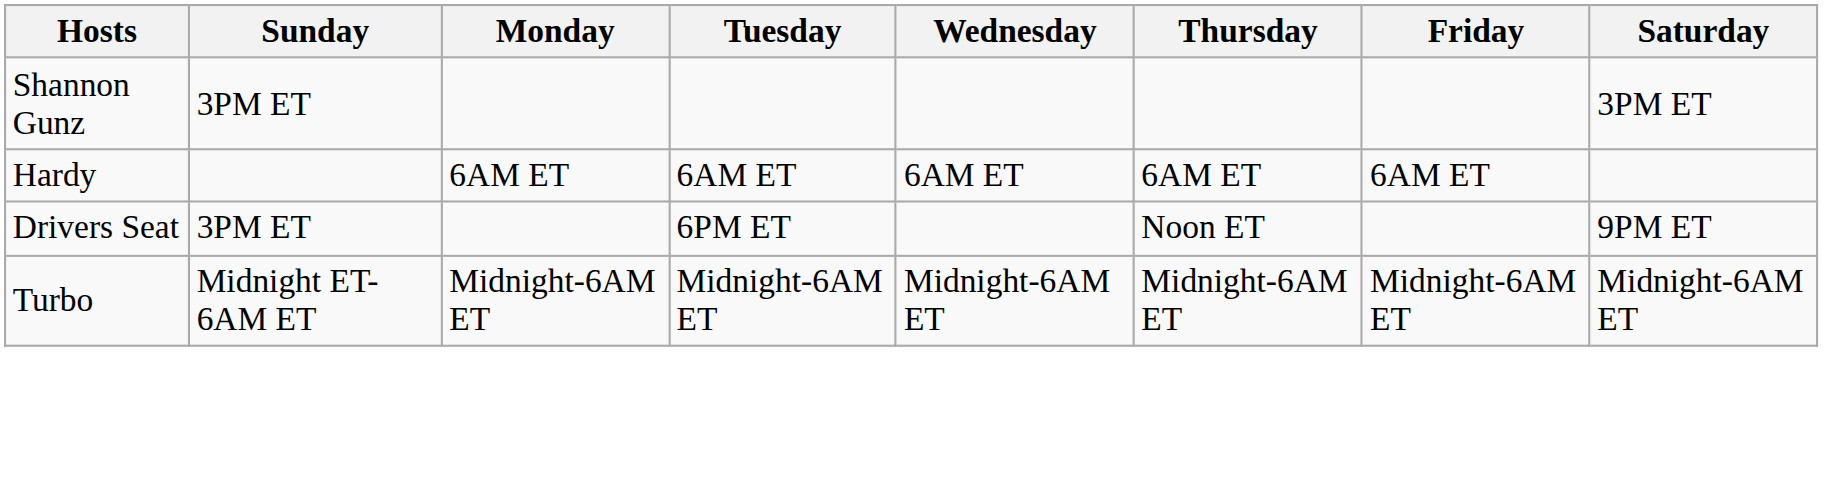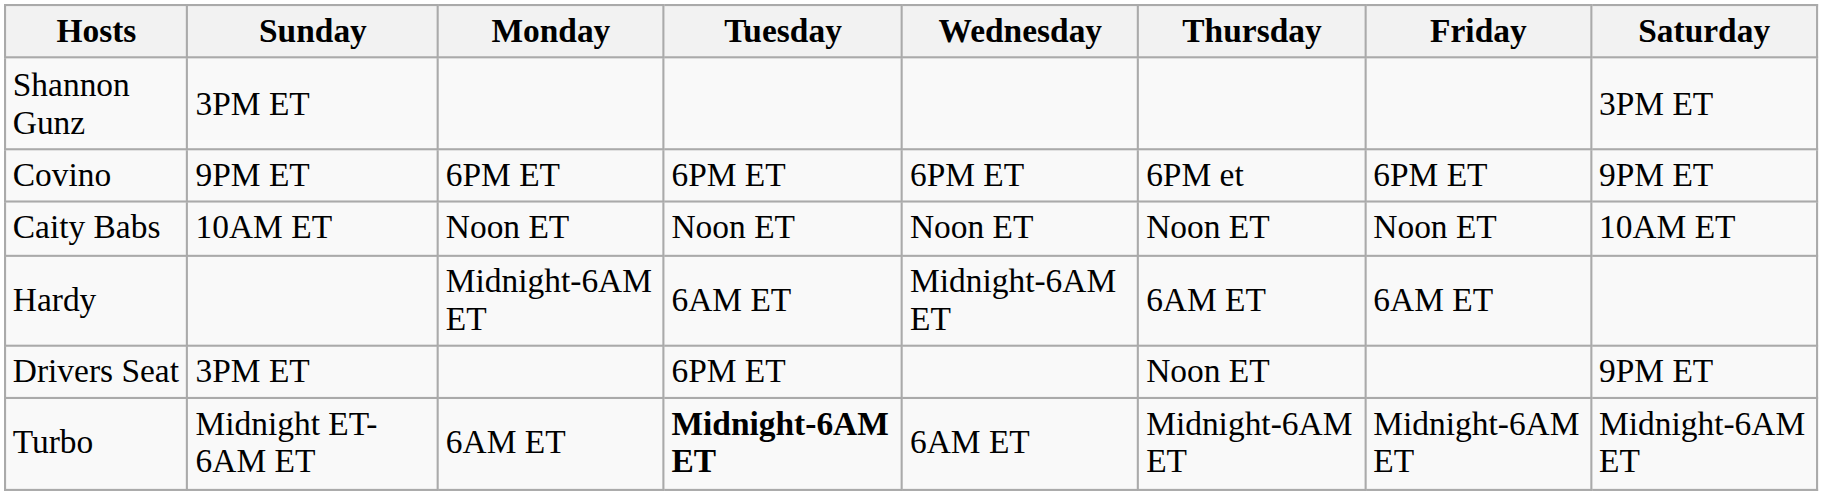+ row: (62, 174)
+ row: (87, 227)
(509, 174) 6AM ET -> (549, 299) Midnight-6AM ET
(964, 174) 6AM ET -> (1013, 299) Midnight-6AM ET
(552, 299) Midnight-6AM ET -> (506, 443) 6AM ET
(780, 299) normal -> (780, 443) bold
(1007, 299) Midnight-6AM ET -> (970, 443) 6AM ET
